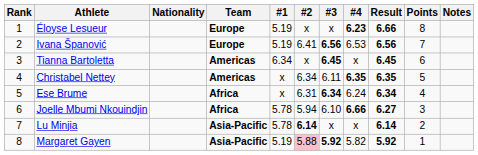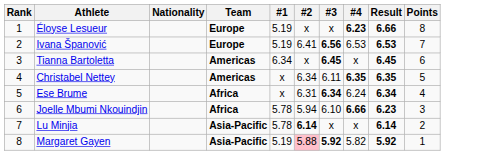- column: (457, 12)
(386, 45) 6.56 -> (386, 45) 6.53
(386, 110) 6.27 -> (386, 110) 6.23
